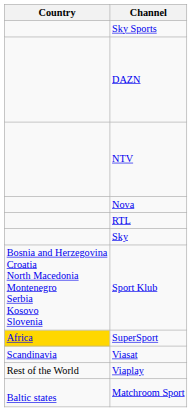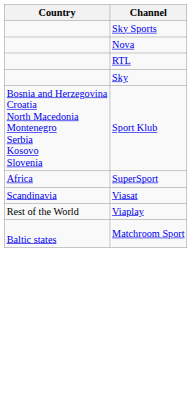- row: (126, 79)
- row: (123, 159)
(20, 338) gold background -> (20, 179) no background
